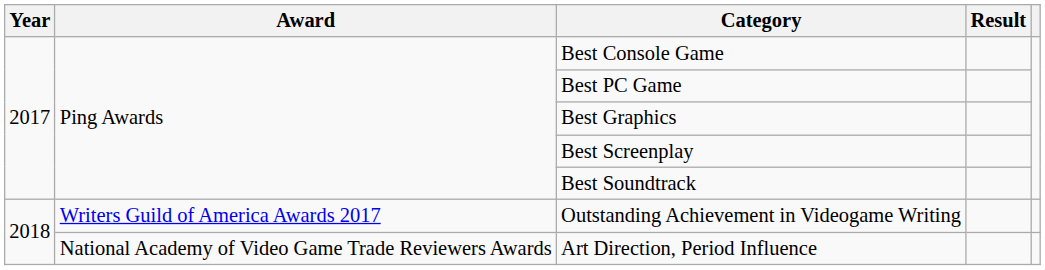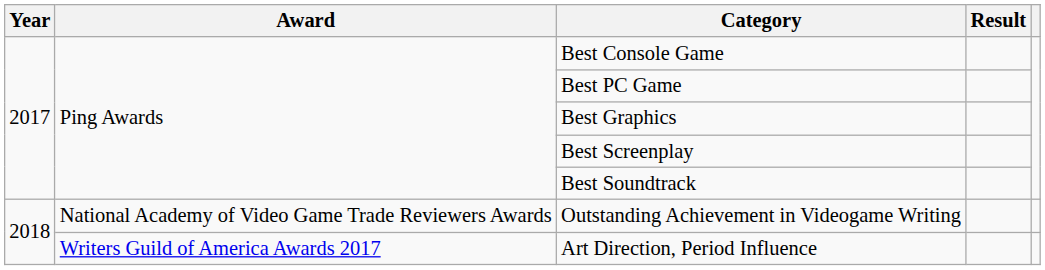(220, 215) Writers Guild of America Awards 2017 -> (306, 215) National Academy of Video Game Trade Reviewers Awards
(306, 248) National Academy of Video Game Trade Reviewers Awards -> (220, 248) Writers Guild of America Awards 2017
